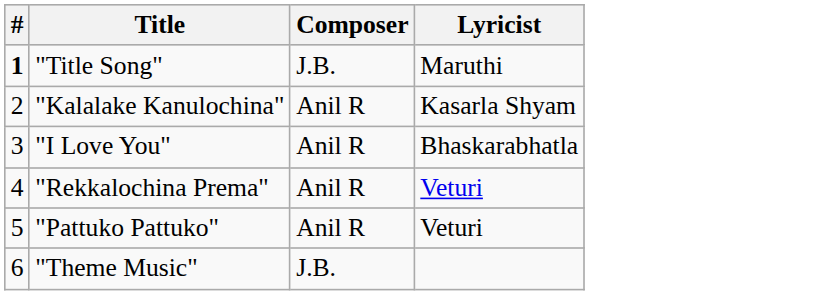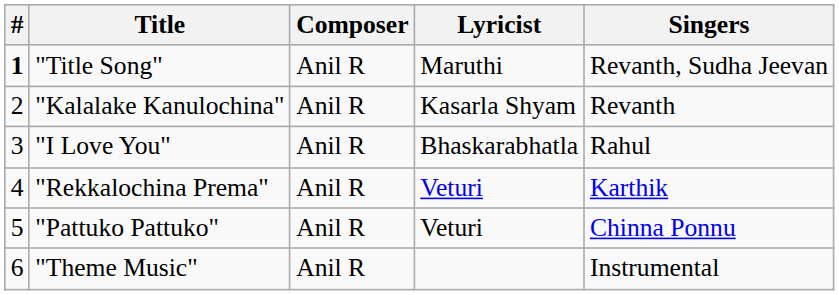+ column: (709, 24)
(316, 65) J.B. -> (331, 65) Anil R
(316, 268) J.B. -> (331, 268) Anil R
